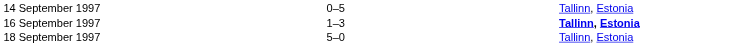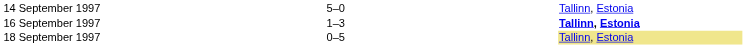(336, 8) 0–5 -> (336, 8) 5–0
(336, 37) 5–0 -> (336, 37) 0–5
(596, 37) no background -> (596, 37) khaki background
